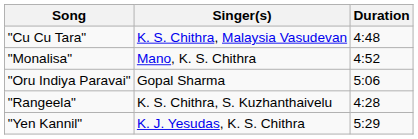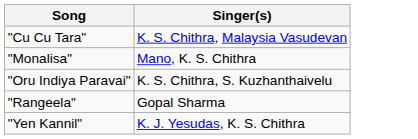- column: (382, 15)
(181, 80) Gopal Sharma -> (235, 80) K. S. Chithra, S. Kuzhanthaivelu
(235, 102) K. S. Chithra, S. Kuzhanthaivelu -> (181, 102) Gopal Sharma
